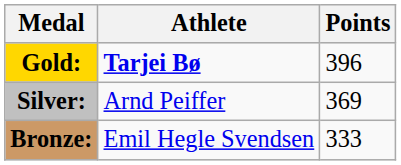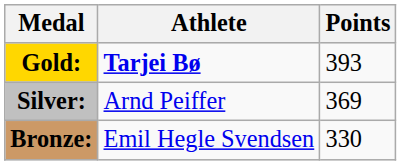(344, 62) 396 -> (344, 62) 393
(344, 139) 333 -> (344, 139) 330
